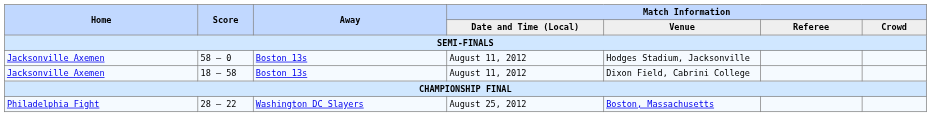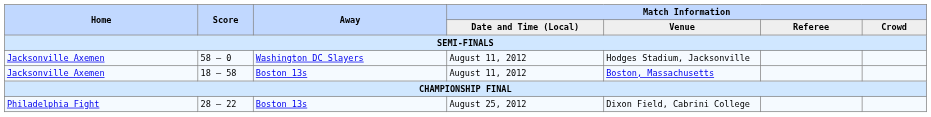(282, 58) Boston 13s -> (310, 58) Washington DC Slayers
(678, 73) Dixon Field, Cabrini College -> (660, 73) Boston, Massachusetts
(310, 104) Washington DC Slayers -> (282, 104) Boston 13s
(660, 104) Boston, Massachusetts -> (678, 104) Dixon Field, Cabrini College
